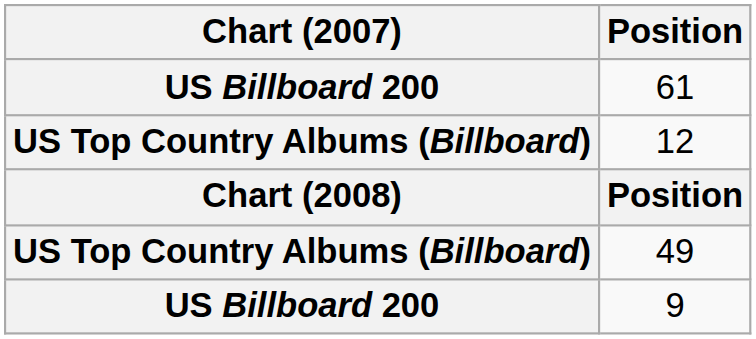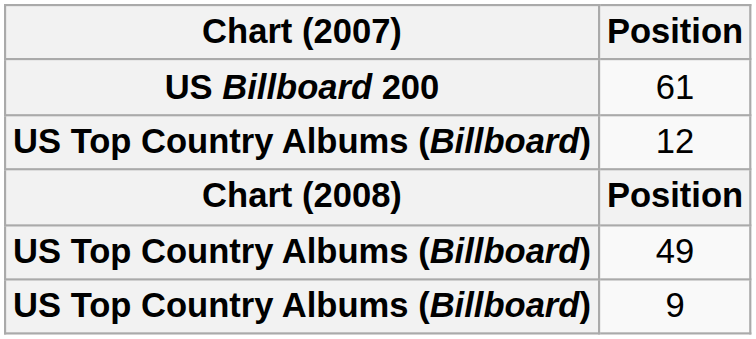(302, 305) US Billboard 200 -> (302, 305) US Top Country Albums (Billboard)
